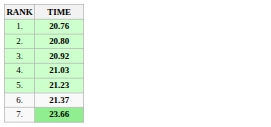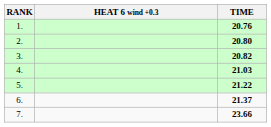+ column: (126, 12)
(59, 56) 20.92 -> (242, 56) 20.82
(59, 85) 21.23 -> (242, 85) 21.22
(59, 115) lightgreen background -> (242, 115) no background
